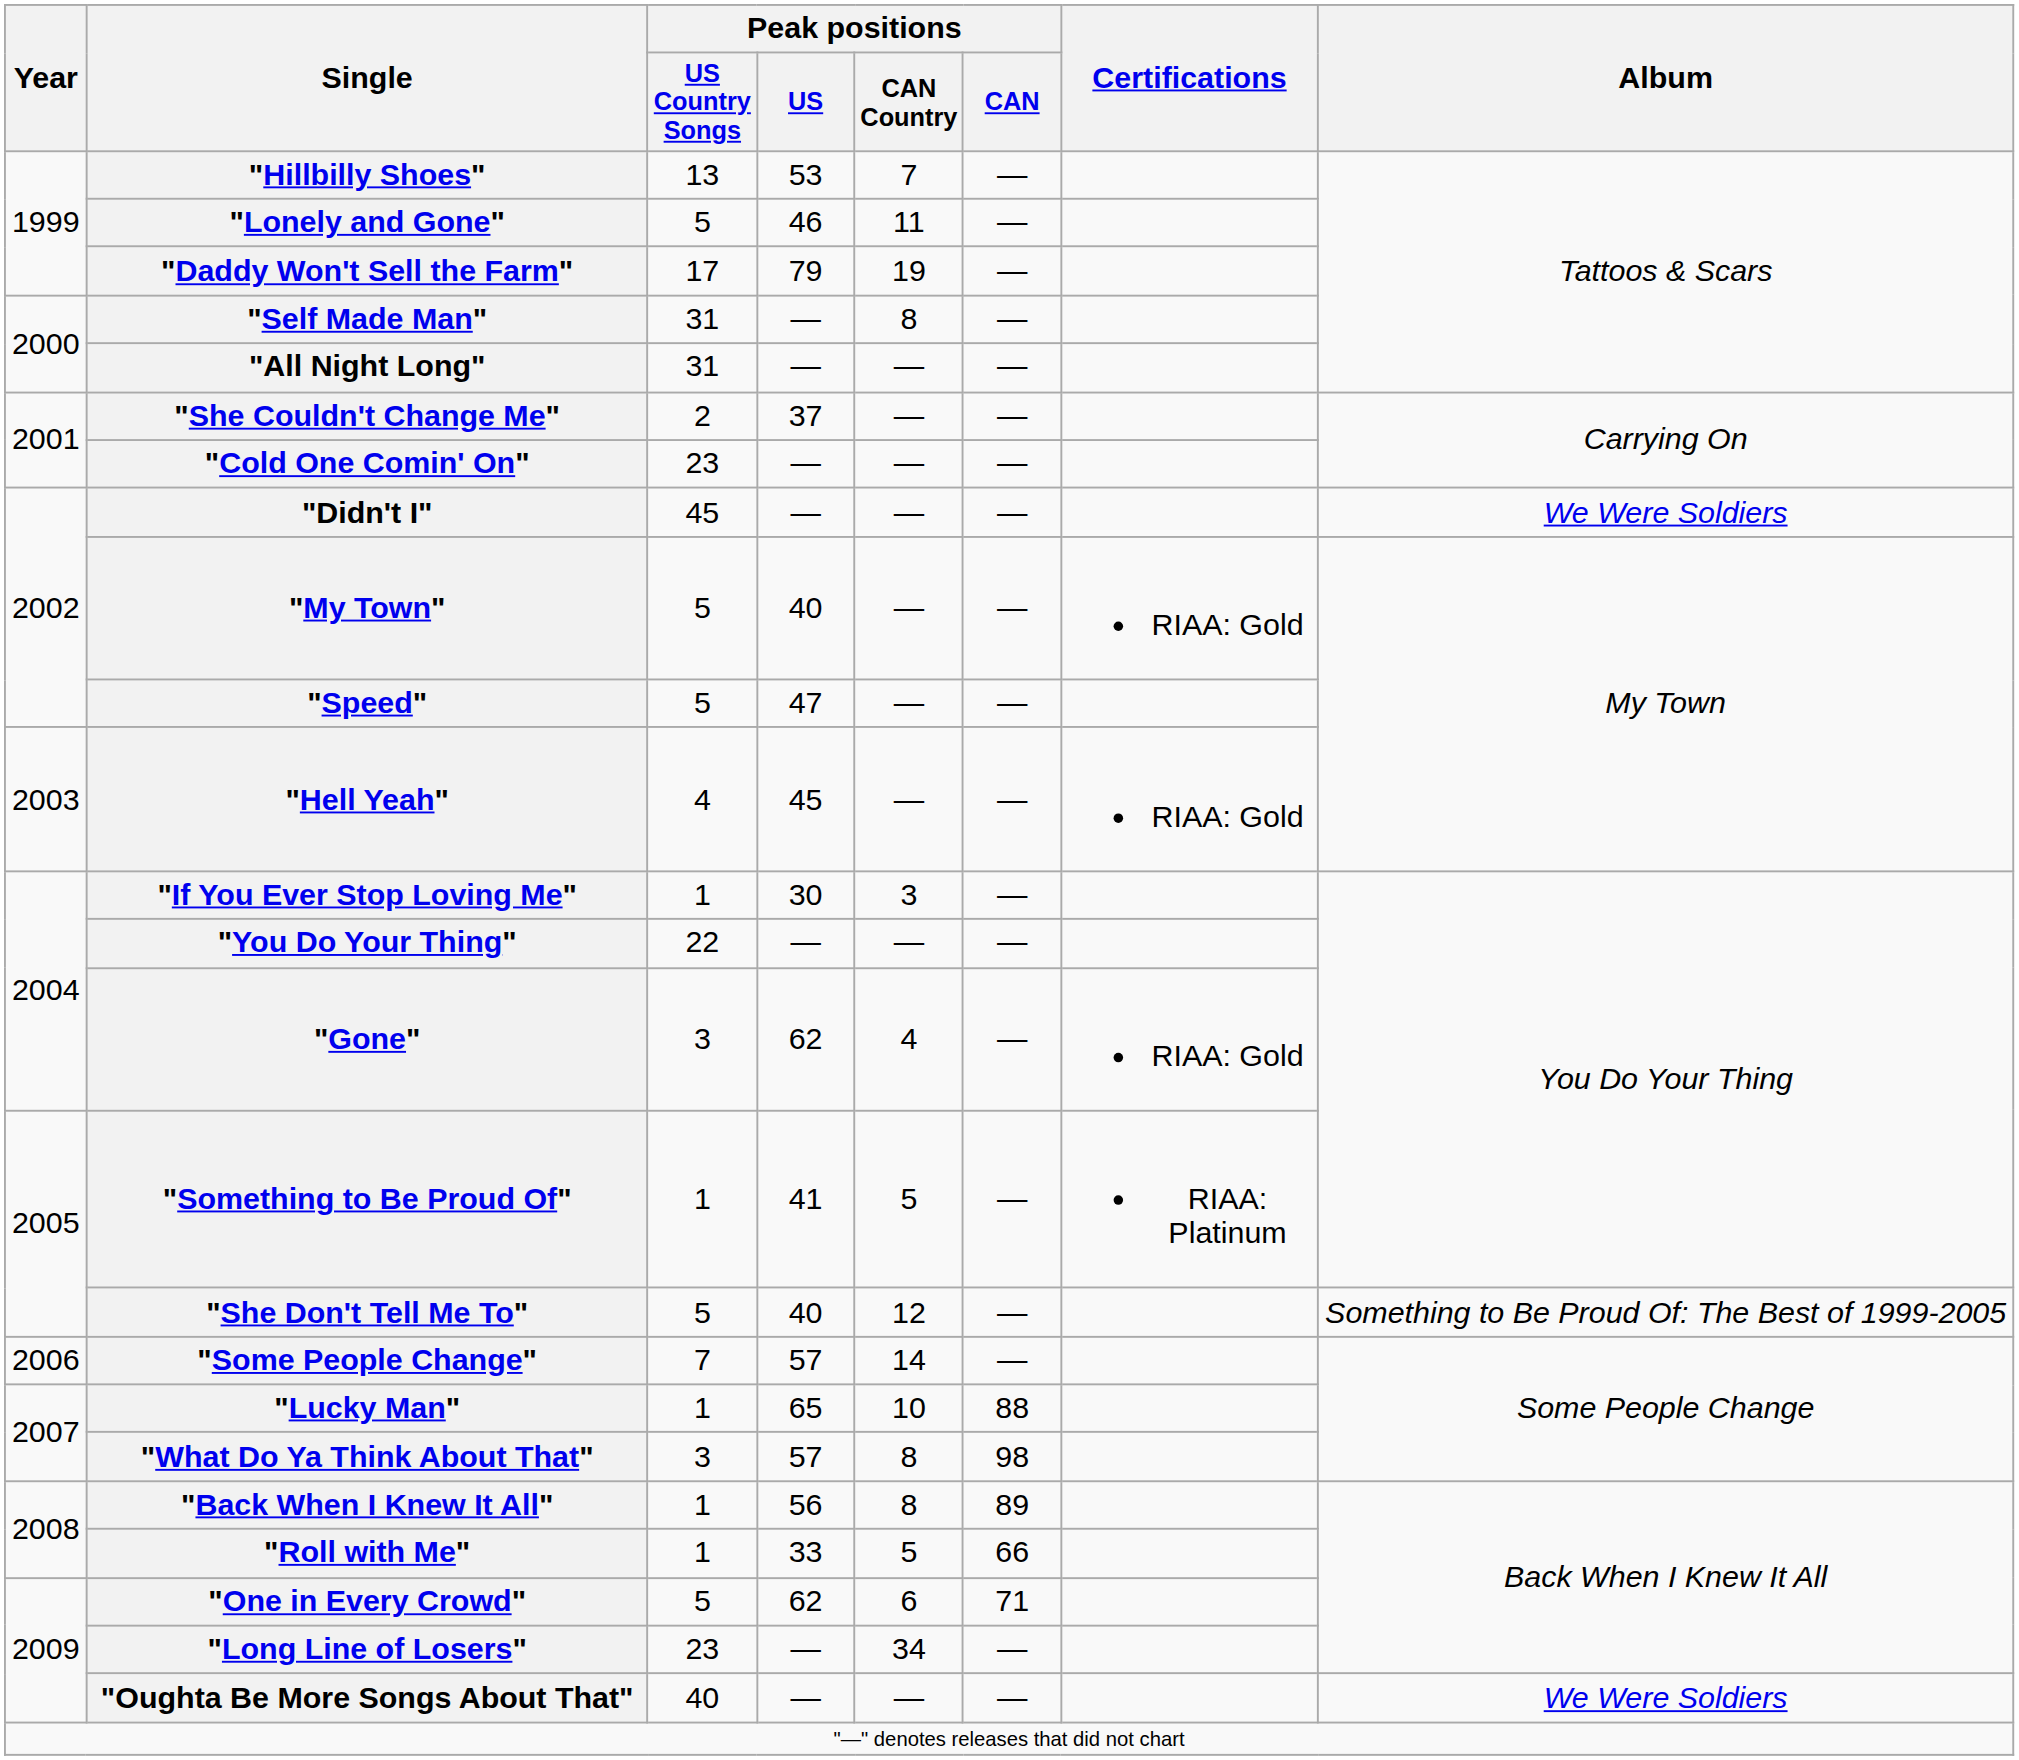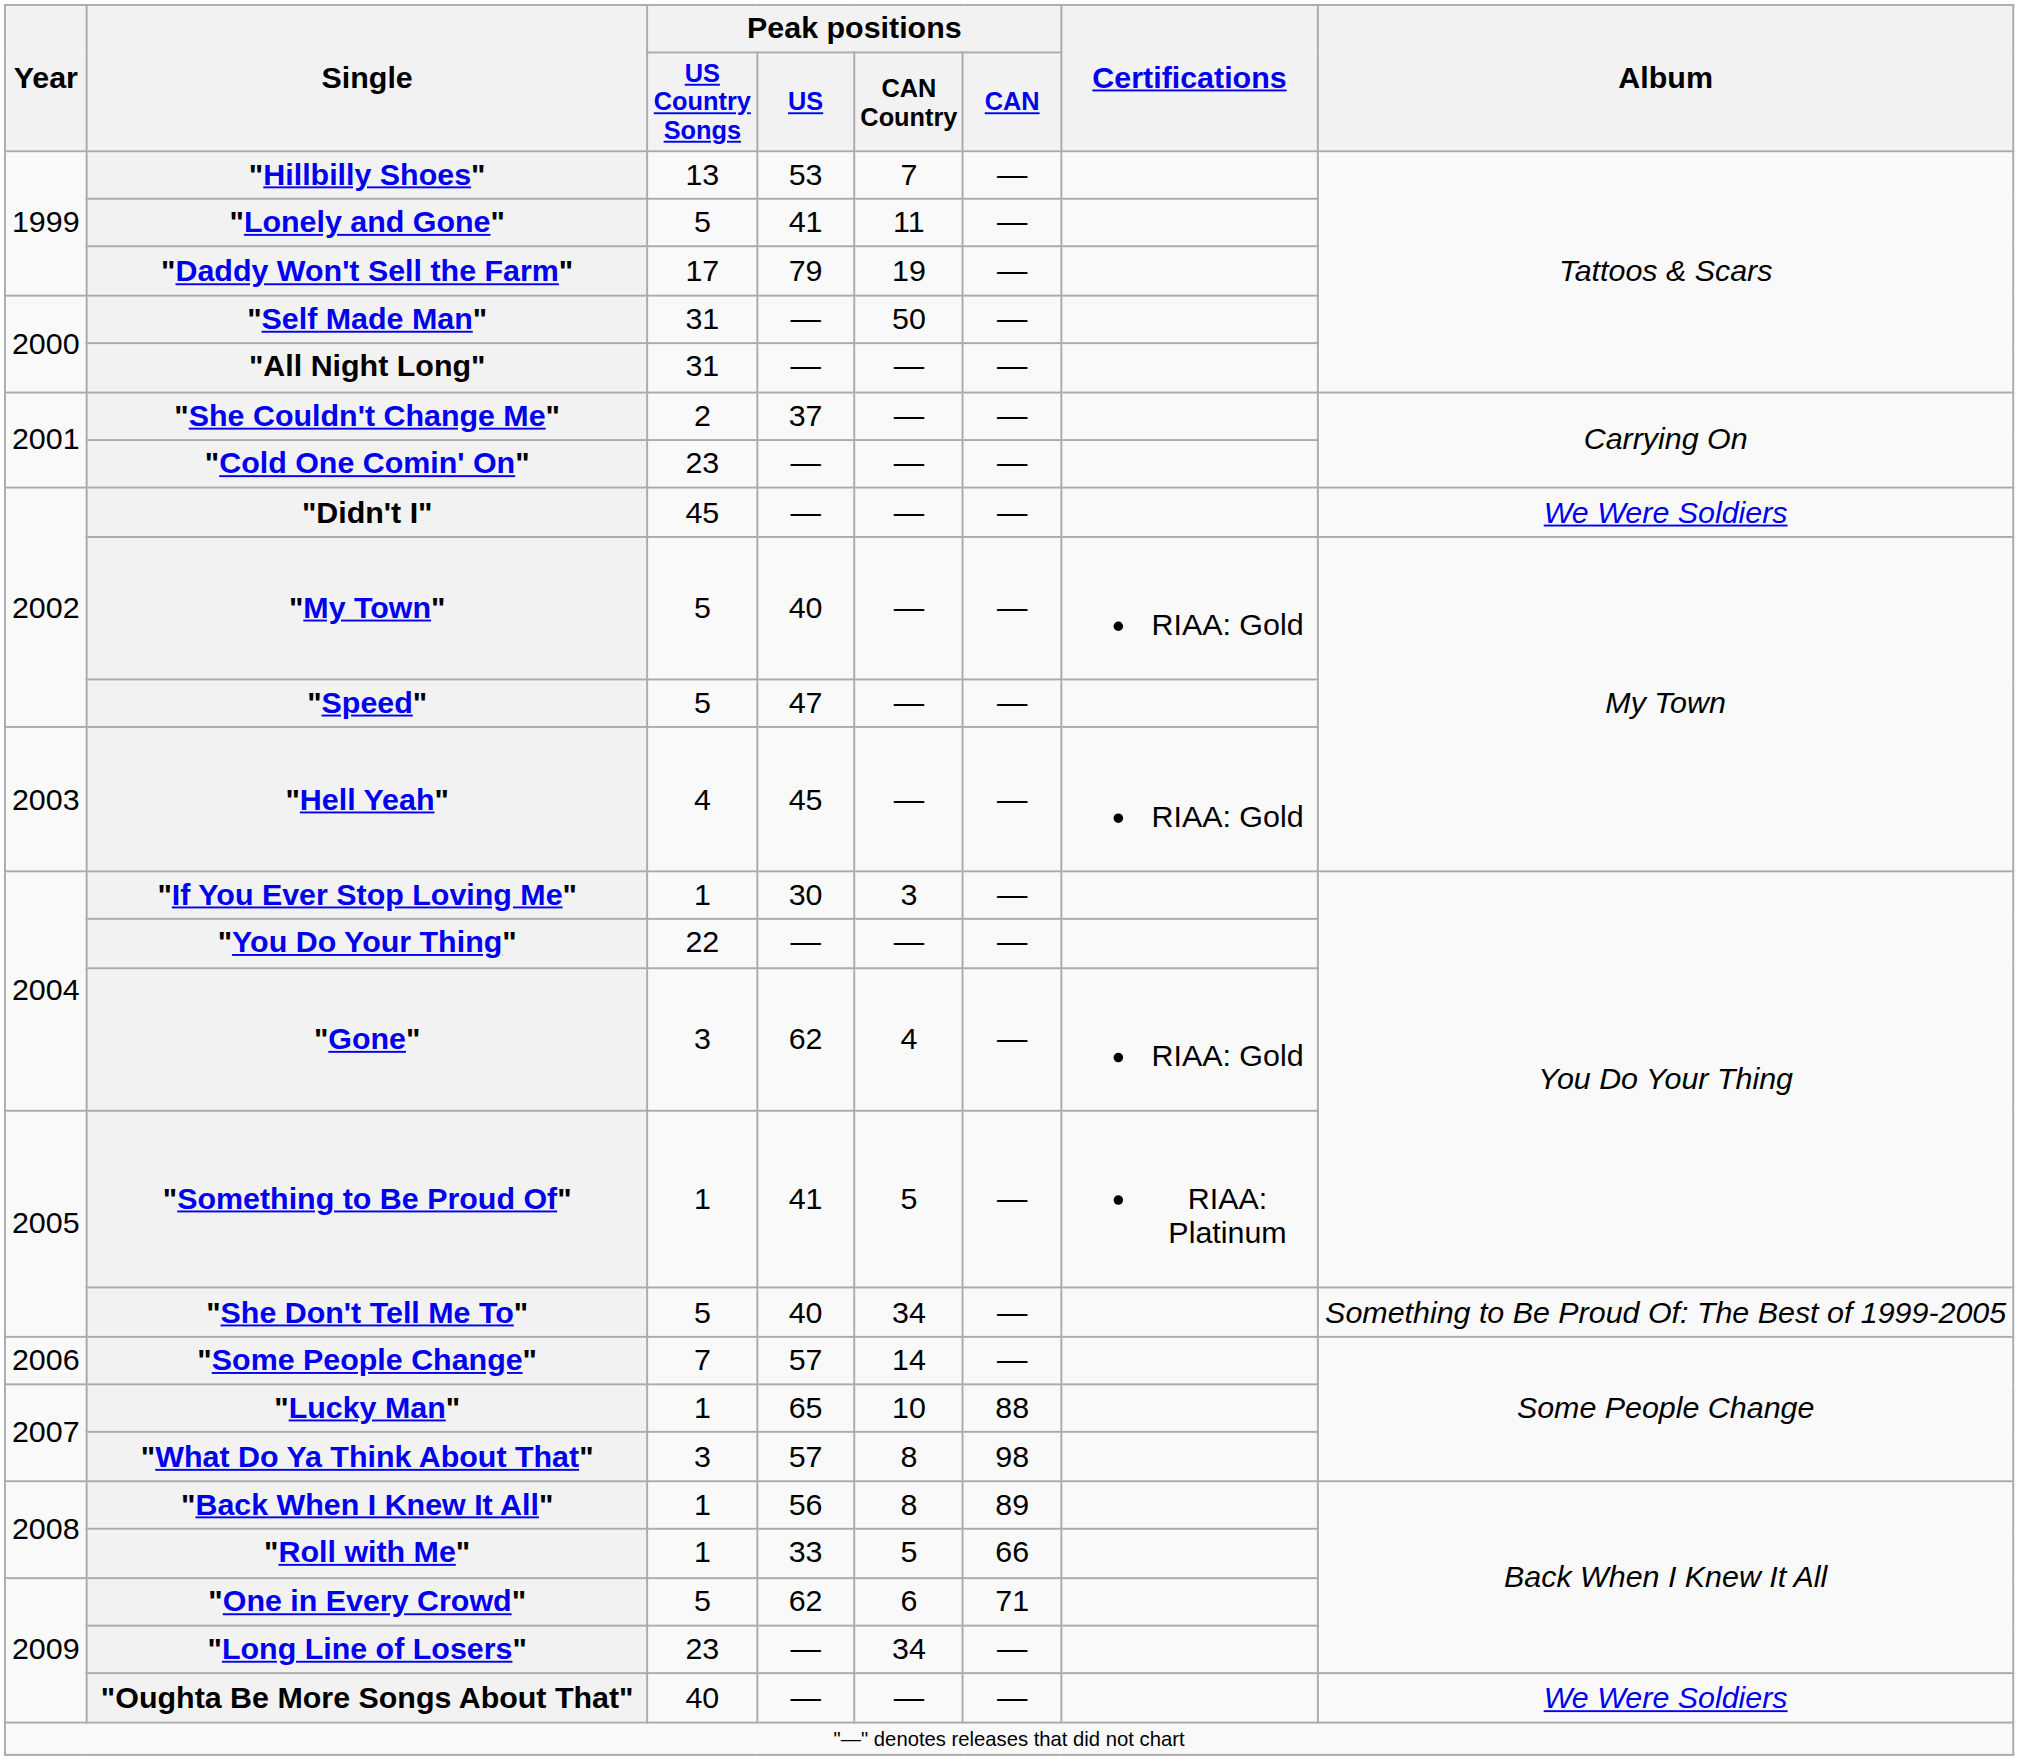(806, 222) 46 -> (806, 222) 41
(909, 318) 8 -> (909, 318) 50
(909, 1311) 12 -> (909, 1311) 34
